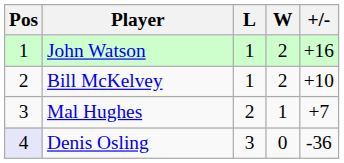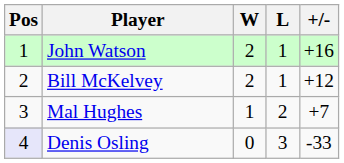columns swapped: (283, 19) <-> (250, 19)
(319, 81) +10 -> (319, 81) +12
(319, 142) -36 -> (319, 142) -33
